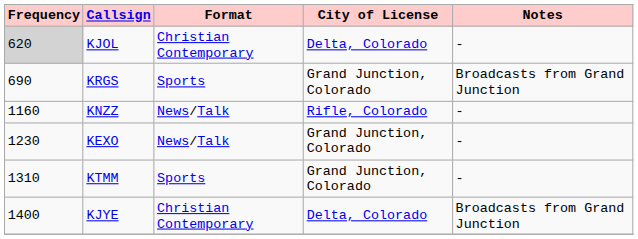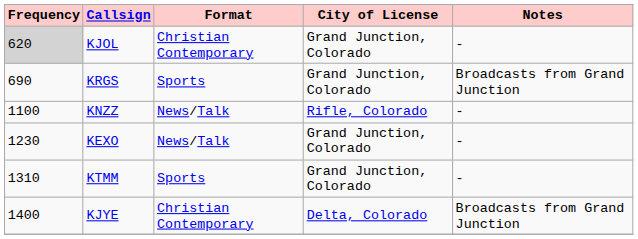(367, 45) Delta, Colorado -> (367, 45) Grand Junction, Colorado
(24, 112) 1160 -> (24, 112) 1100
